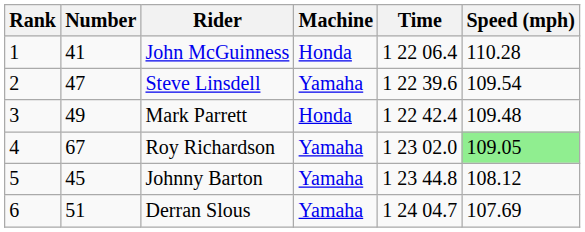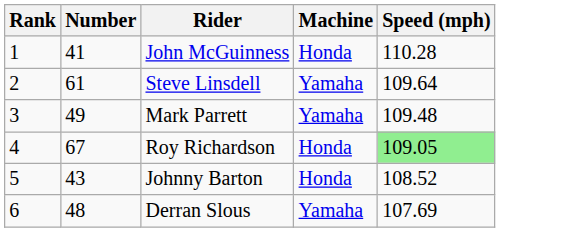- column: (420, 20)
(75, 83) 47 -> (75, 83) 61
(494, 83) 109.54 -> (410, 83) 109.64
(325, 115) Honda -> (331, 115) Yamaha
(331, 147) Yamaha -> (325, 147) Honda
(75, 178) 45 -> (75, 178) 43
(331, 178) Yamaha -> (325, 178) Honda
(494, 178) 108.12 -> (410, 178) 108.52
(75, 210) 51 -> (75, 210) 48
